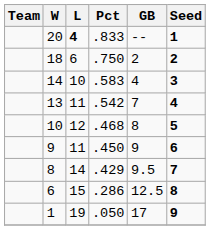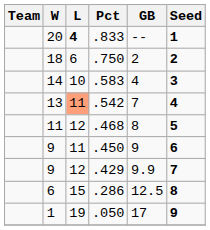(77, 104) no background -> (77, 104) lightsalmon background
(55, 126) 10 -> (55, 126) 11
(51, 170) 8 -> (51, 170) 9
(77, 170) 14 -> (77, 170) 12
(143, 170) 9.5 -> (143, 170) 9.9
